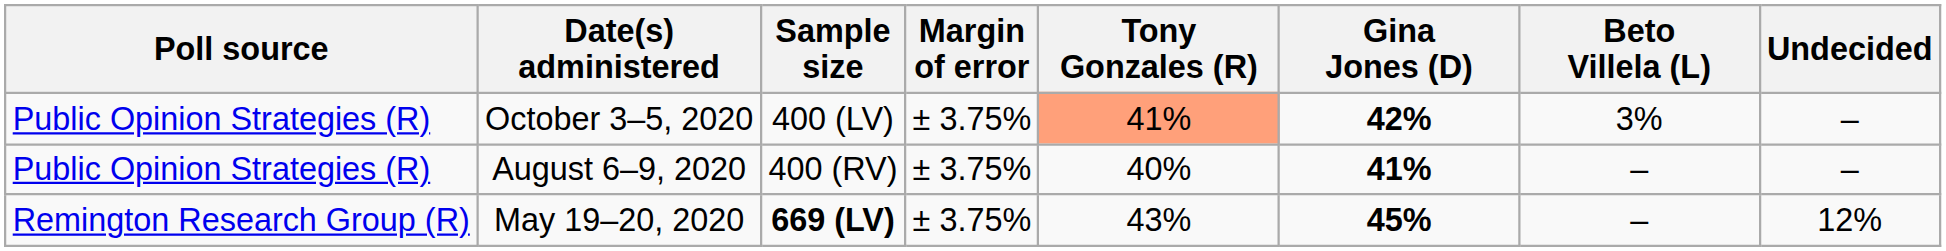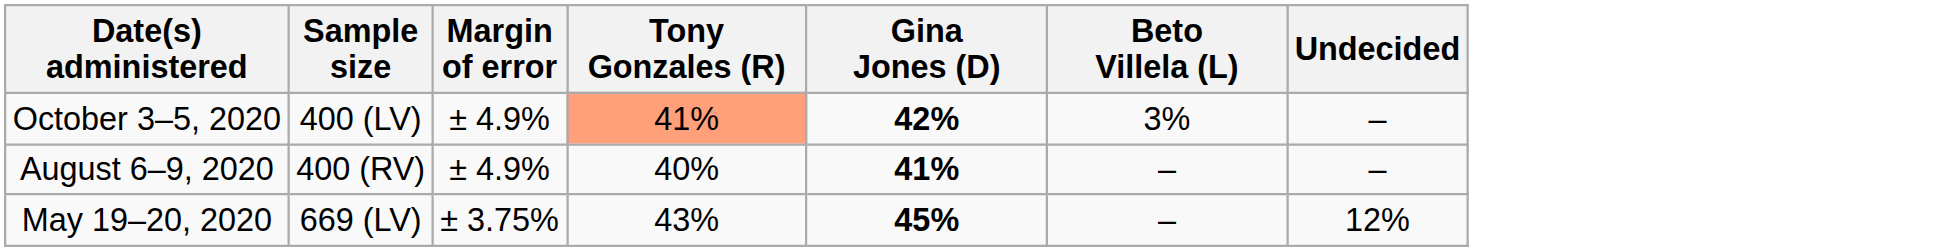- column: (241, 49)
(972, 118) ± 3.75% -> (500, 118) ± 4.9%
(972, 169) ± 3.75% -> (500, 169) ± 4.9%
(833, 221) bold -> (361, 221) normal
